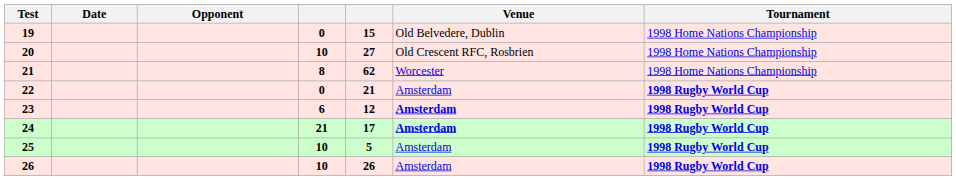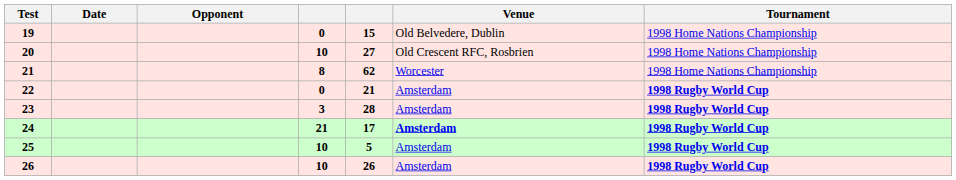(322, 109) 6 -> (322, 109) 3
(369, 109) 12 -> (369, 109) 28
(426, 109) bold -> (423, 109) normal
